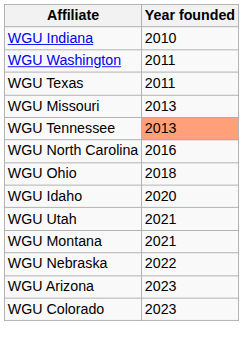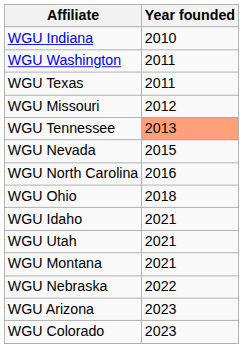(161, 106) 2013 -> (161, 106) 2012
+ row: (52, 151)
(161, 196) 2020 -> (161, 219) 2021
